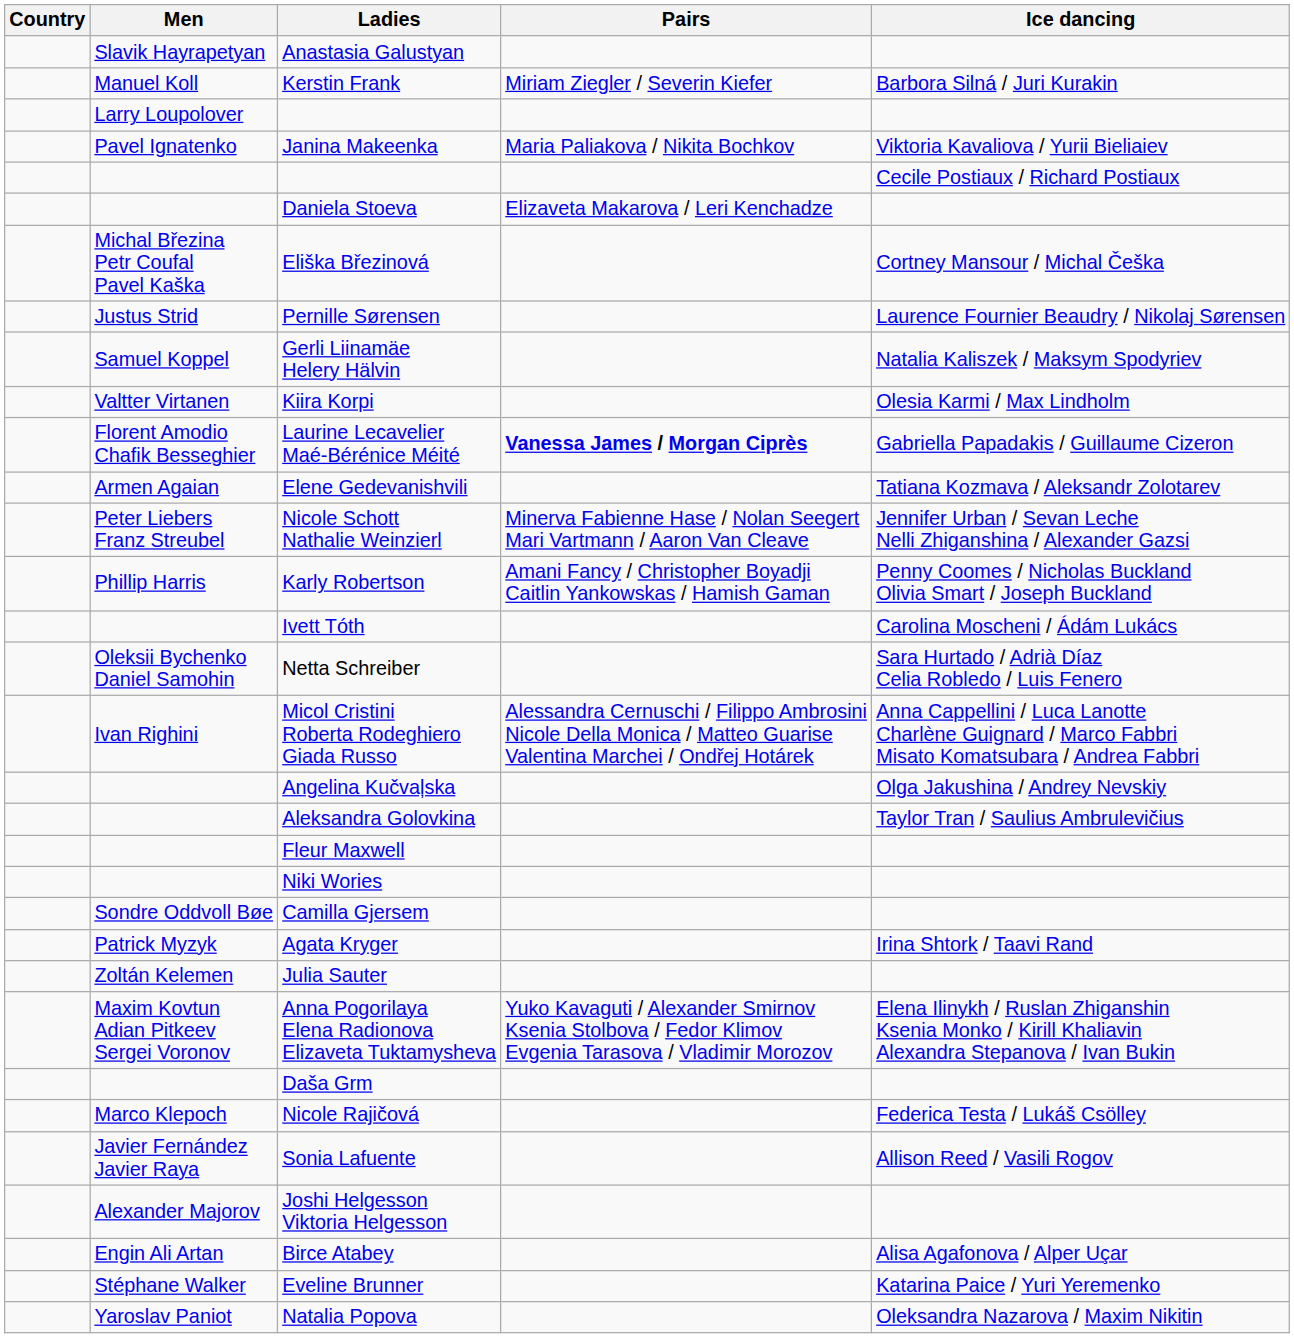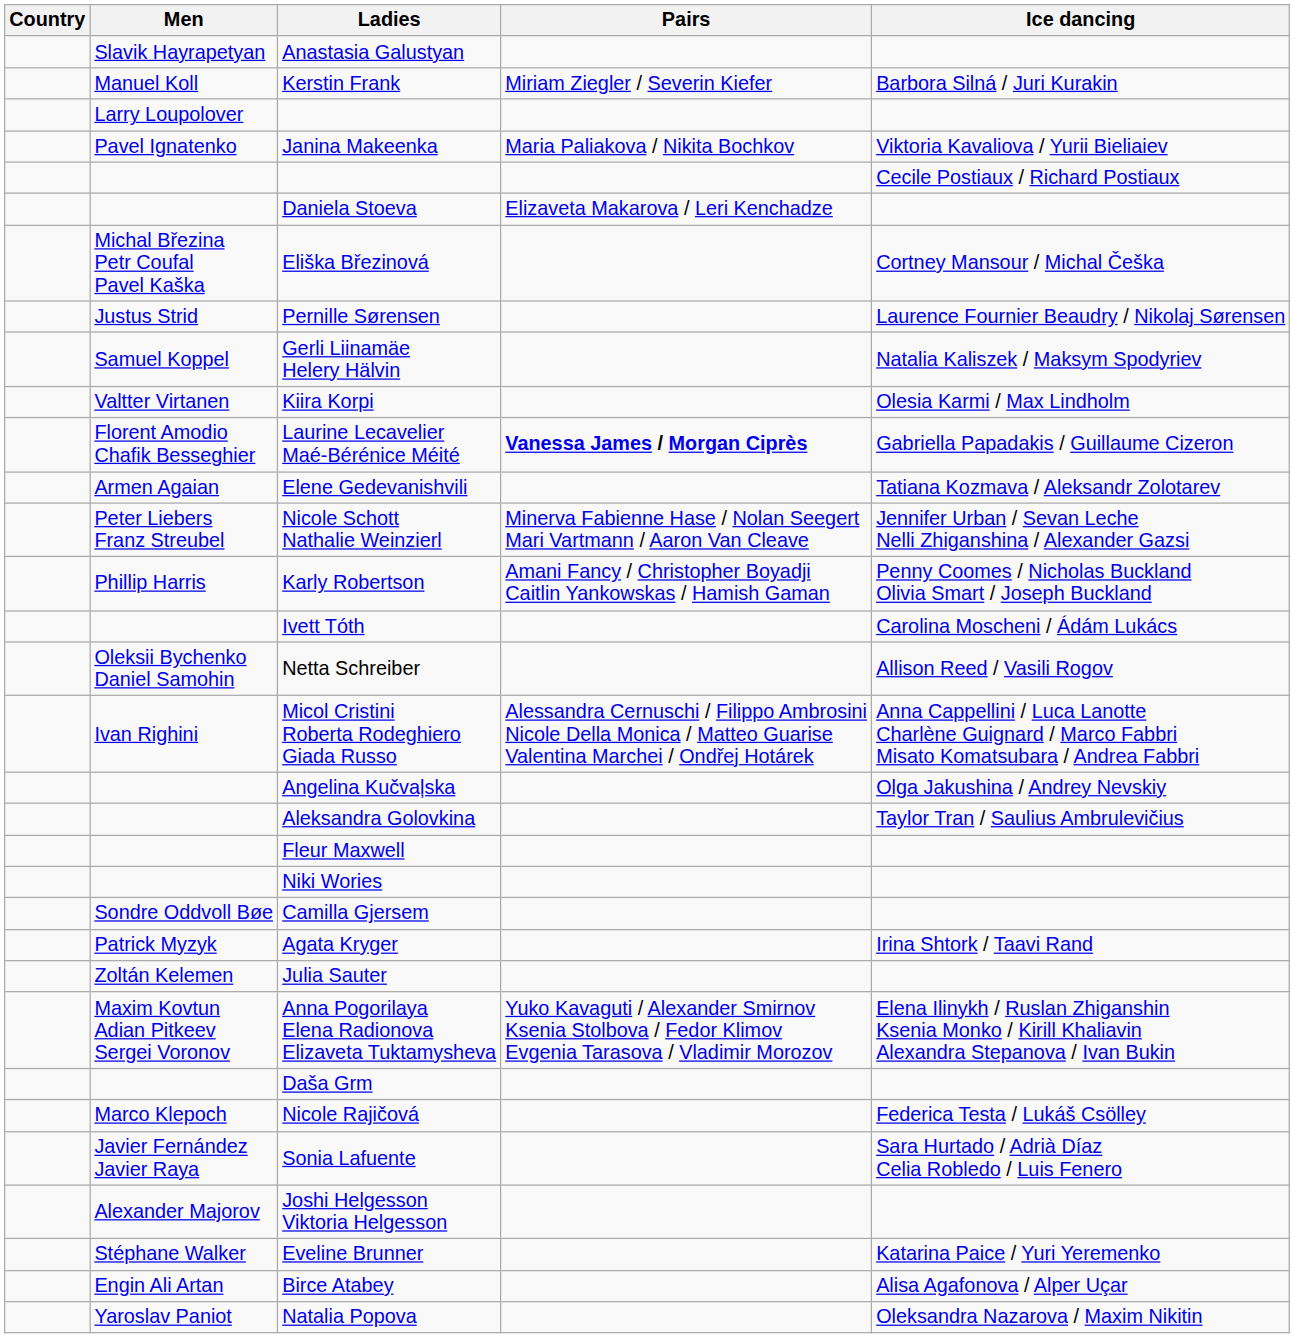(999, 668) Sara Hurtado / Adrià Díaz Celia Robledo / Luis Fenero -> (994, 668) Allison Reed / Vasili Rogov
(994, 1157) Allison Reed / Vasili Rogov -> (999, 1157) Sara Hurtado / Adrià Díaz Celia Robledo / Luis Fenero
rows swapped: (170, 1285) <-> (159, 1254)
